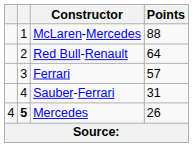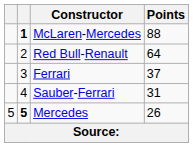(24, 34) normal -> (24, 34) bold
(154, 73) 57 -> (154, 73) 37
(11, 113) 4 -> (11, 113) 5
